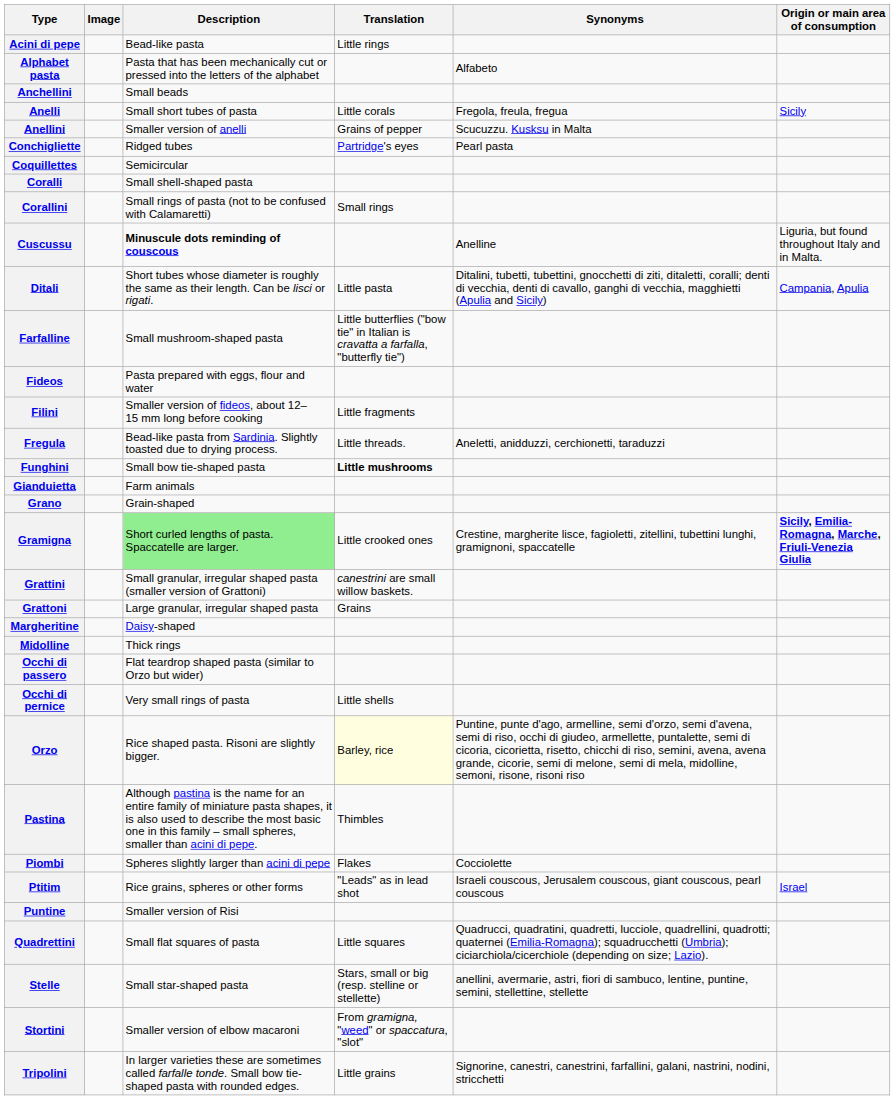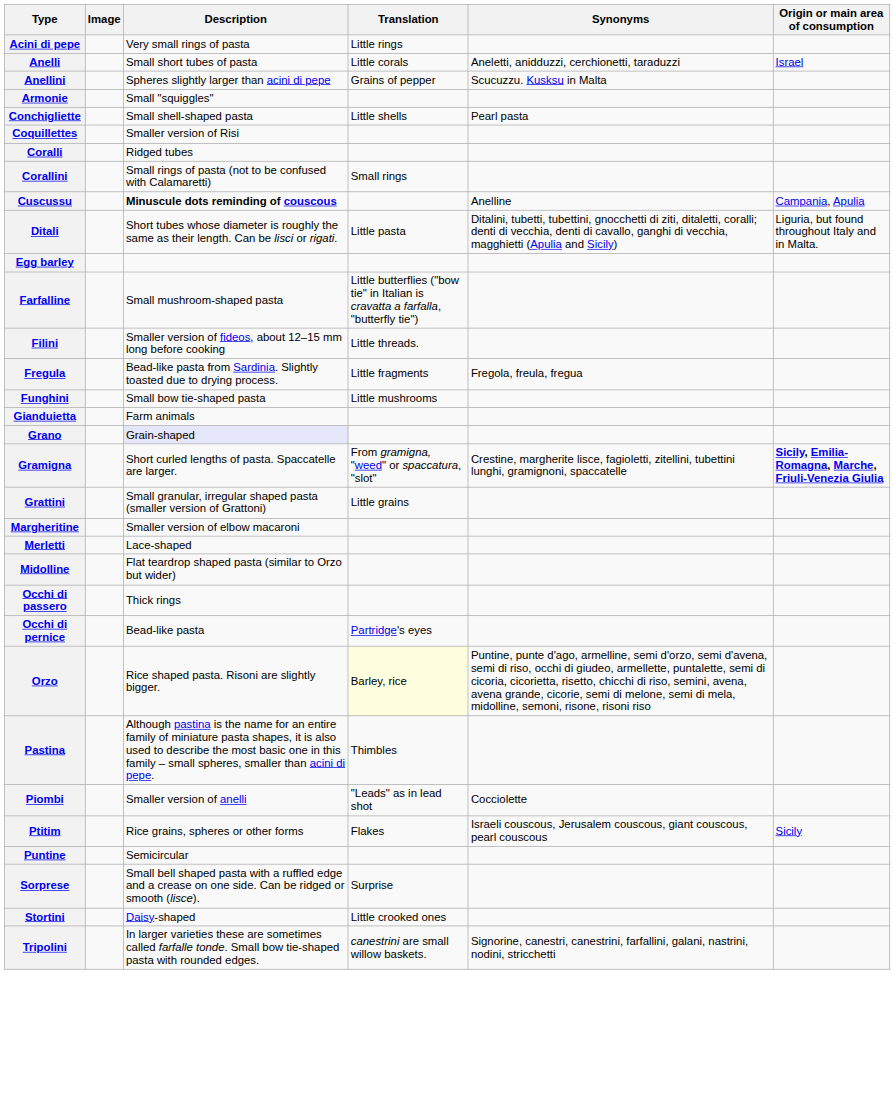(165, 44) Bead-like pasta -> (188, 44) Very small rings of pasta
- row: (45, 68)
- row: (45, 93)
(512, 111) Fregola, freula, fregua -> (575, 62) Aneletti, anidduzzi, cerchionetti, taraduzzi
(793, 111) Sicily -> (789, 62) Israel
(186, 129) Smaller version of anelli -> (228, 80) Spheres slightly larger than acini di pepe
+ row: (45, 98)
(159, 147) Ridged tubes -> (189, 116) Small shell-shaped pasta
(378, 147) Partridge's eyes -> (379, 116) Little shells
(157, 165) Semicircular -> (182, 134) Smaller version of Risi
(189, 183) Small shell-shaped pasta -> (159, 152) Ridged tubes
(830, 244) Liguria, but found throughout Italy and in Malta. -> (820, 201) Campania, Apulia
(824, 288) Campania, Apulia -> (826, 232) Liguria, but found throughout Italy and in Malta.
+ row: (45, 262)
- row: (45, 381)
(376, 412) Little fragments -> (385, 343) Little threads.
(371, 443) Little threads. -> (390, 374) Little fragments
(560, 443) Aneletti, anidduzzi, cerchionetti, taraduzzi -> (527, 374) Fregola, freula, fregua
(385, 467) bold -> (394, 398) normal
(160, 503) no background -> (160, 434) lavender background
(199, 541) lightgreen background -> (231, 465) no background
(385, 541) Little crooked ones -> (406, 465) From gramigna, "weed" or spaccatura, "slot"
(386, 584) canestrini are small willow baskets. -> (380, 502) Little grains
- row: (45, 609)
(160, 627) Daisy-shaped -> (213, 527) Smaller version of elbow macaroni
+ row: (45, 545)
(153, 645) Thick rings -> (234, 569) Flat teardrop shaped pasta (similar to Orzo but wider)
(220, 669) Flat teardrop shaped pasta (similar to Orzo but wider) -> (153, 600) Thick rings
(187, 700) Very small rings of pasta -> (165, 631) Bead-like pasta
(365, 700) Little shells -> (391, 631) Partridge's eyes
(228, 863) Spheres slightly larger than acini di pepe -> (186, 800) Smaller version of anelli
(354, 863) Flakes -> (396, 800) "Leads" as in lead shot
(383, 887) "Leads" as in lead shot -> (368, 831) Flakes
(793, 887) Israel -> (789, 831) Sicily
(182, 911) Smaller version of Risi -> (157, 855) Semicircular
- row: (45, 942)
+ row: (45, 886)
- row: (45, 986)
(212, 1029) Smaller version of elbow macaroni -> (161, 917) Daisy-shaped
(393, 1029) From gramigna, "weed" or spaccatura, "slot" -> (398, 917) Little crooked ones
(366, 1073) Little grains -> (400, 947) canestrini are small willow baskets.
